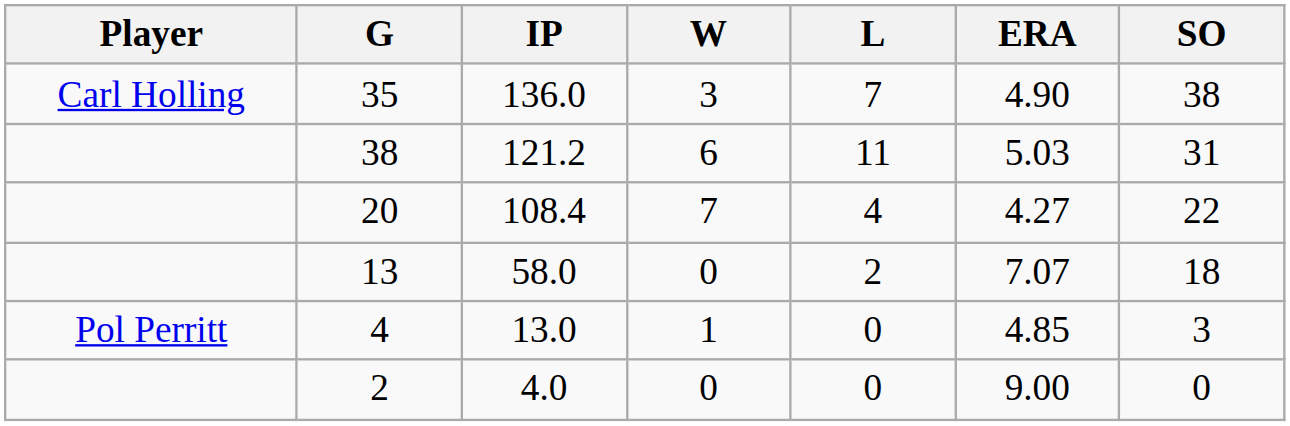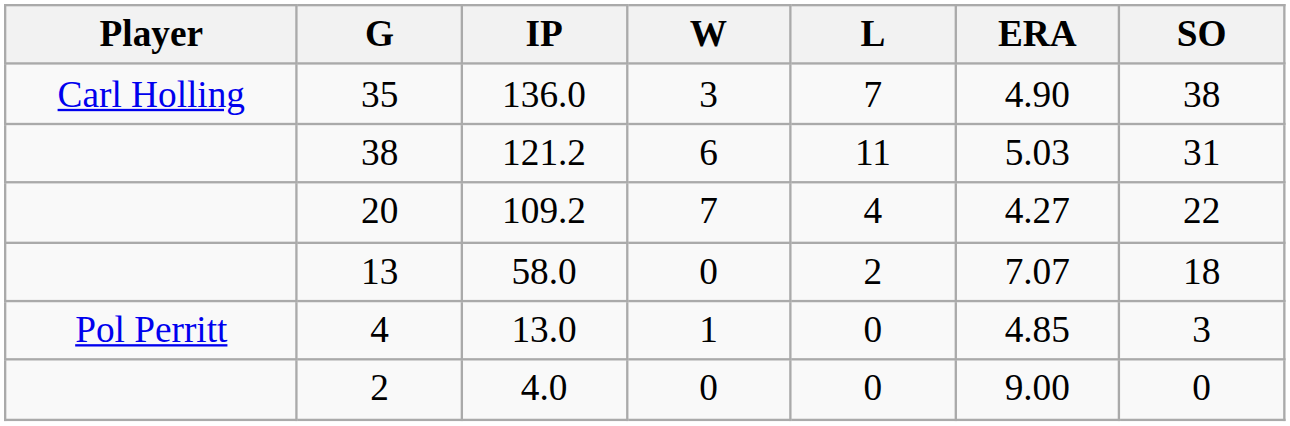(544, 211) 108.4 -> (544, 211) 109.2
